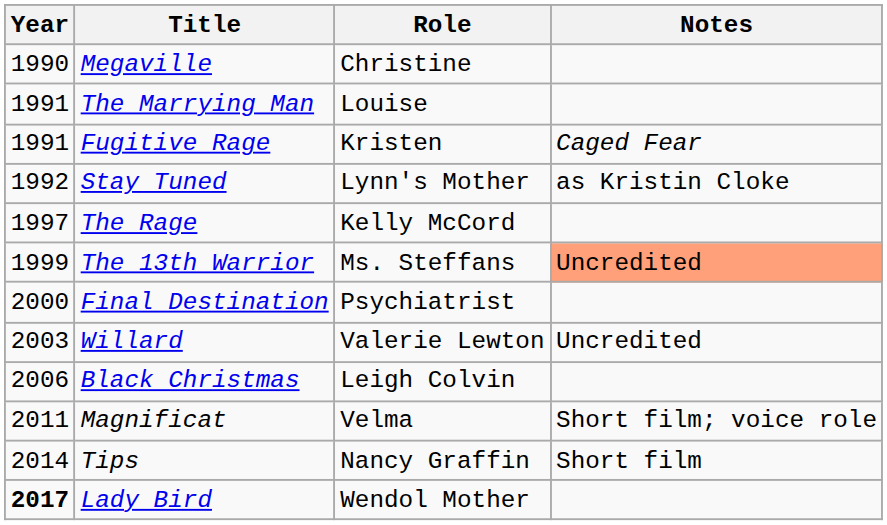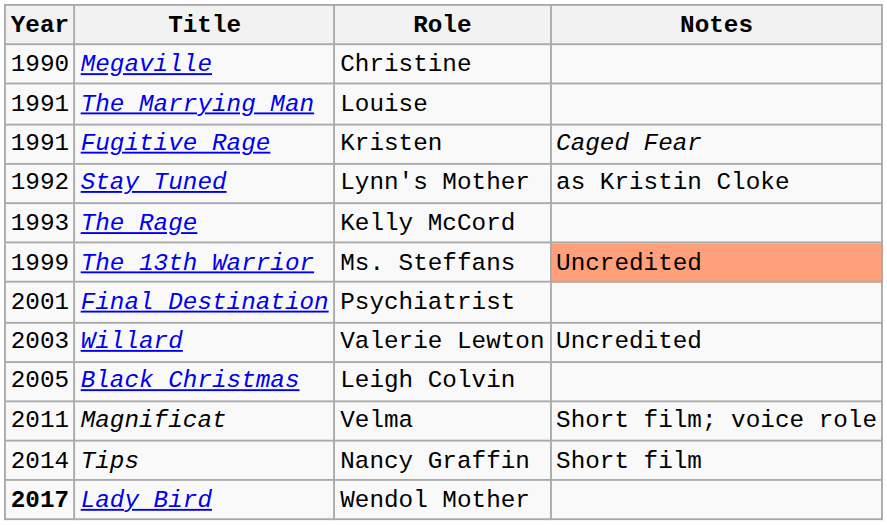(40, 223) 1997 -> (40, 223) 1993
(40, 302) 2000 -> (40, 302) 2001
(40, 381) 2006 -> (40, 381) 2005
